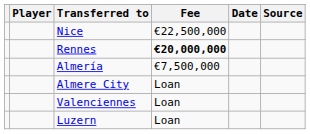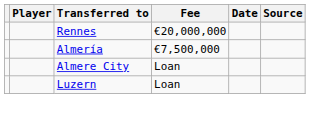- row: (70, 31)
(190, 49) bold -> (190, 31) normal
- row: (96, 102)
